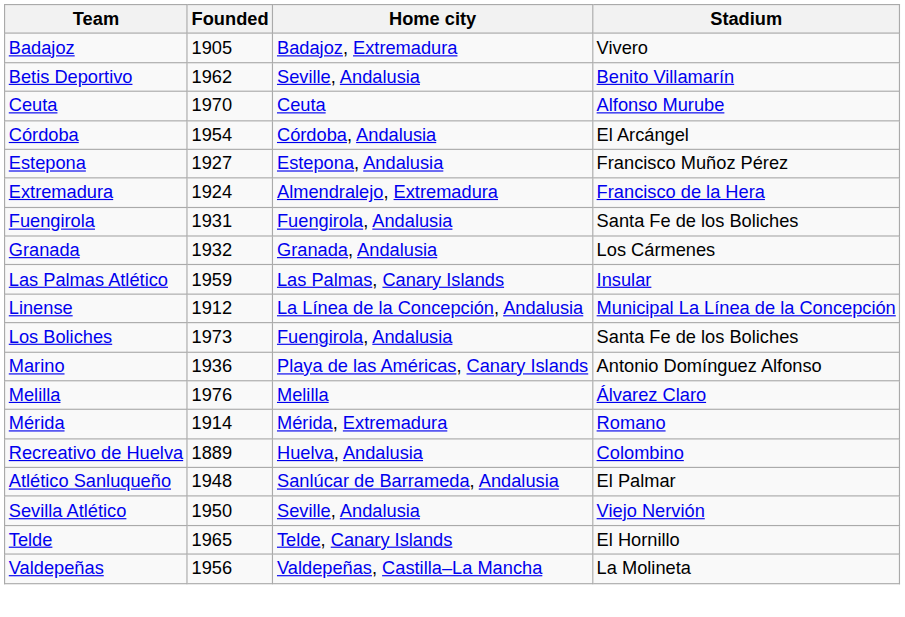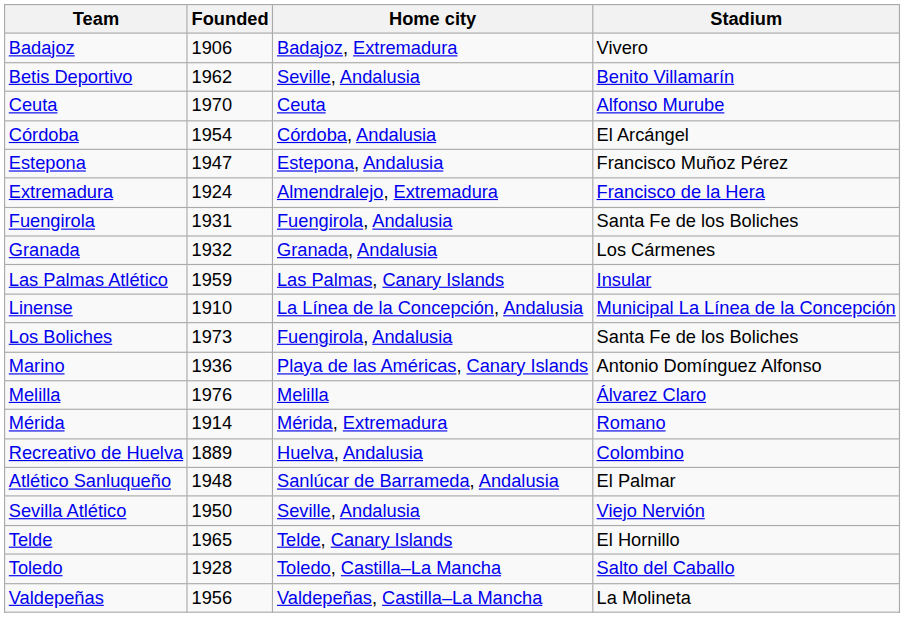(212, 47) 1905 -> (212, 47) 1906
(212, 163) 1927 -> (212, 163) 1947
(212, 308) 1912 -> (212, 308) 1910
+ row: (36, 568)
